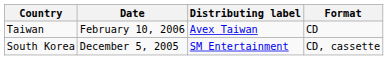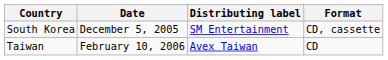rows swapped: (41, 46) <-> (25, 30)
